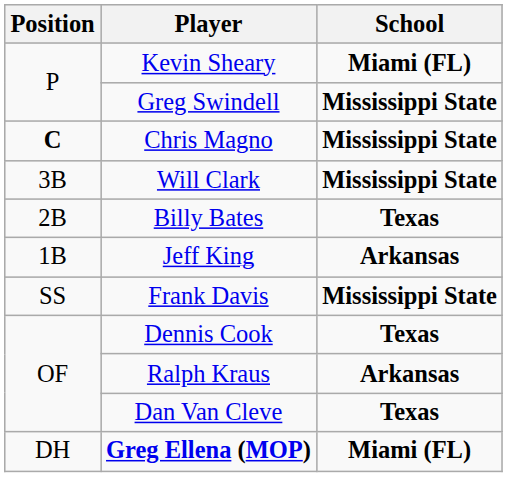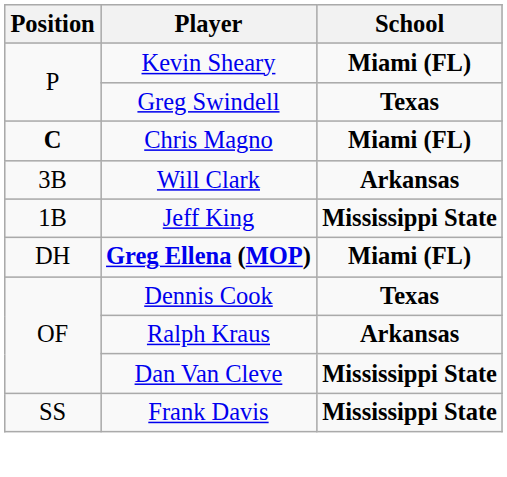(410, 101) Mississippi State -> (410, 101) Texas
(410, 140) Mississippi State -> (410, 140) Miami (FL)
(410, 179) Mississippi State -> (410, 179) Arkansas
- row: (208, 218)
(410, 256) Arkansas -> (410, 218) Mississippi State
rows swapped: (208, 295) <-> (208, 450)
(410, 412) Texas -> (410, 373) Mississippi State
